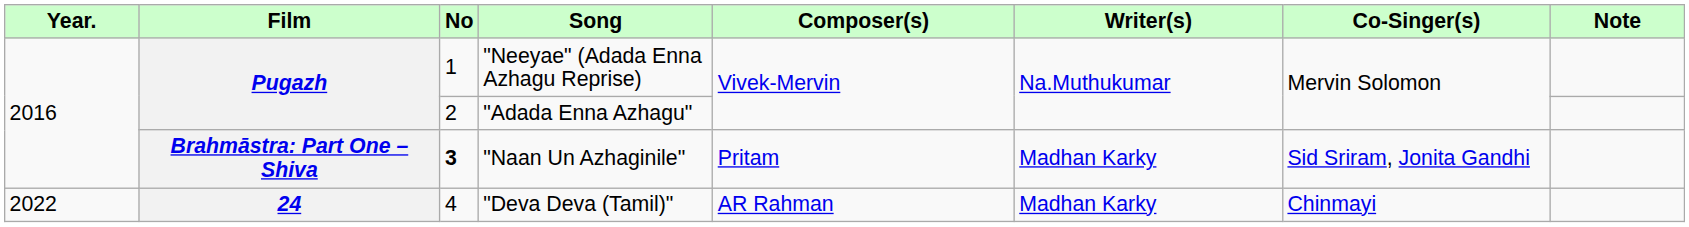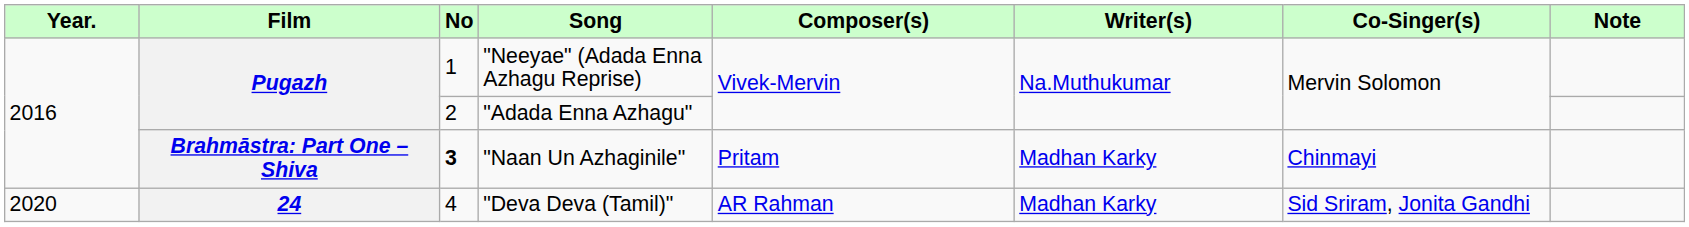(1409, 158) Sid Sriram, Jonita Gandhi -> (1332, 158) Chinmayi
(33, 204) 2022 -> (33, 204) 2020
(1332, 204) Chinmayi -> (1409, 204) Sid Sriram, Jonita Gandhi
